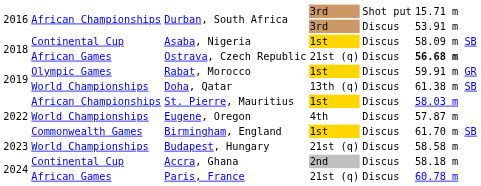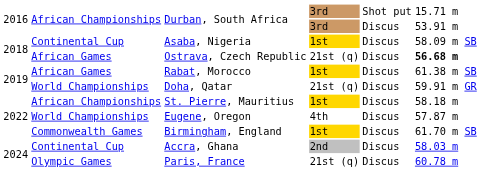(71, 71) Olympic Games -> (71, 71) African Games
(446, 71) 59.91 m GR -> (446, 71) 61.38 m SB
(334, 86) 13th (q) -> (334, 86) 21st (q)
(446, 86) 61.38 m SB -> (446, 86) 59.91 m GR
(437, 101) 58.03 m -> (437, 101) 58.18 m
- row: (16, 146)
(437, 161) 58.18 m -> (437, 146) 58.03 m
(71, 176) African Games -> (71, 161) Olympic Games
